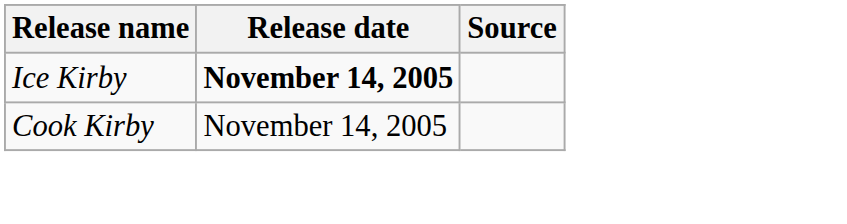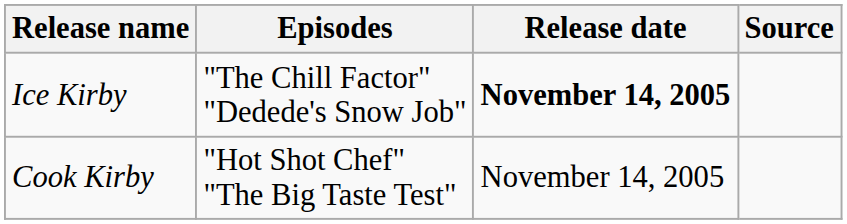+ column: (335, 28)
